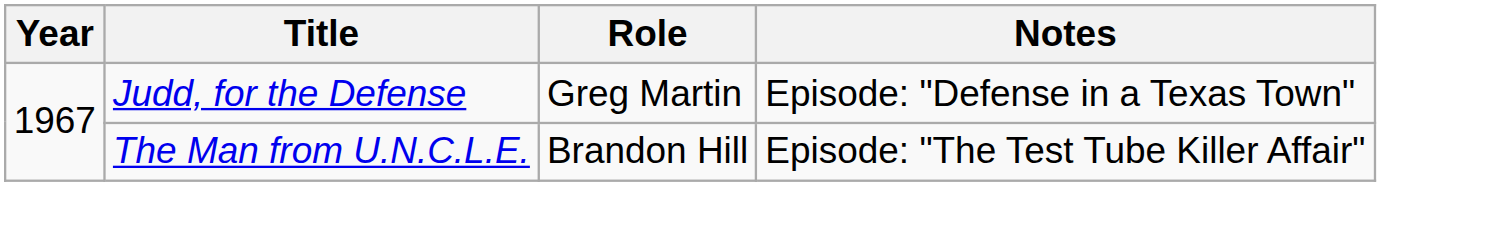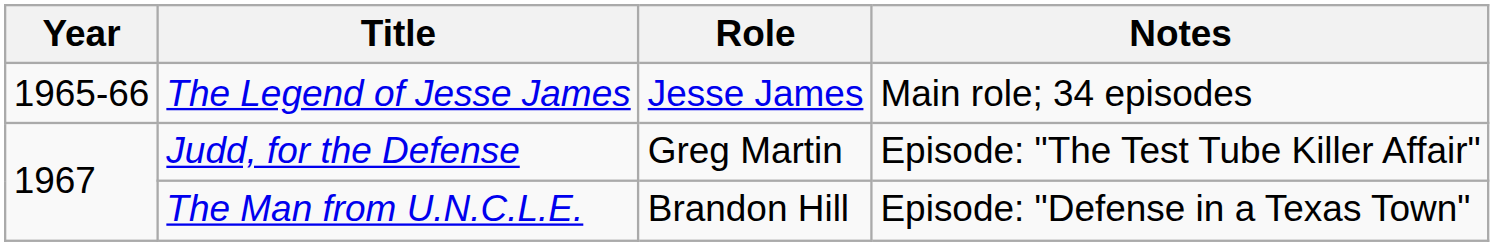+ row: (399, 92)
(1060, 92) Episode: "Defense in a Texas Town" -> (1181, 151) Episode: "The Test Tube Killer Affair"
(1065, 151) Episode: "The Test Tube Killer Affair" -> (1175, 209) Episode: "Defense in a Texas Town"
